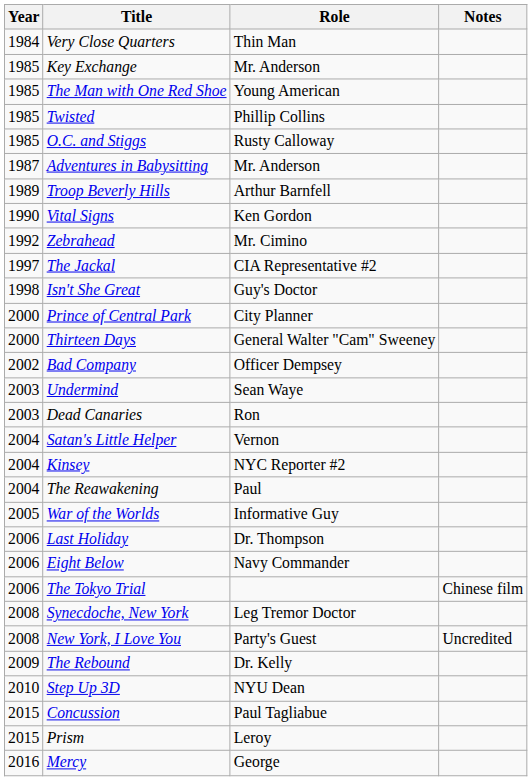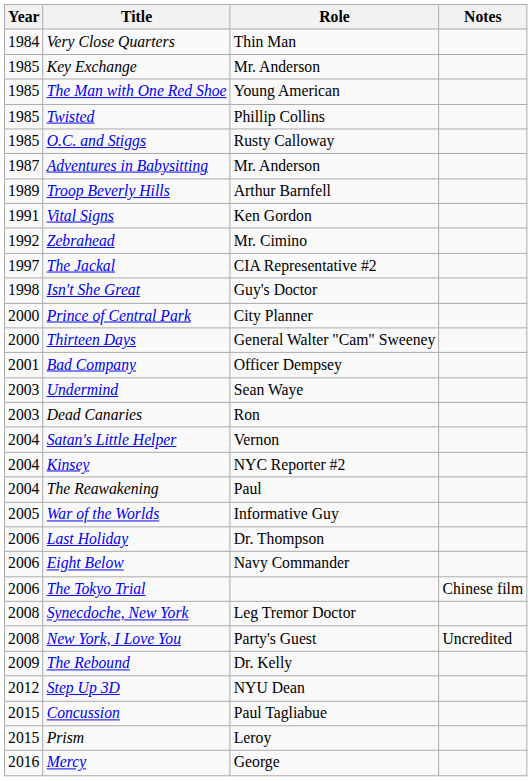(24, 215) 1990 -> (24, 215) 1991
(24, 365) 2002 -> (24, 365) 2001
(24, 688) 2010 -> (24, 688) 2012
